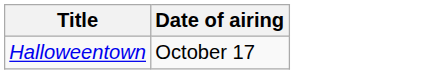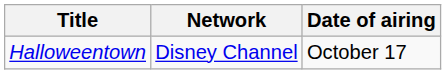+ column: (226, 20)
